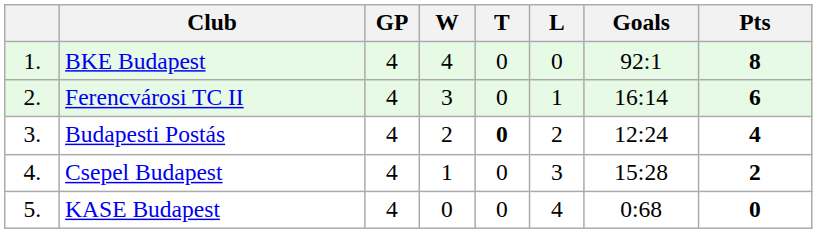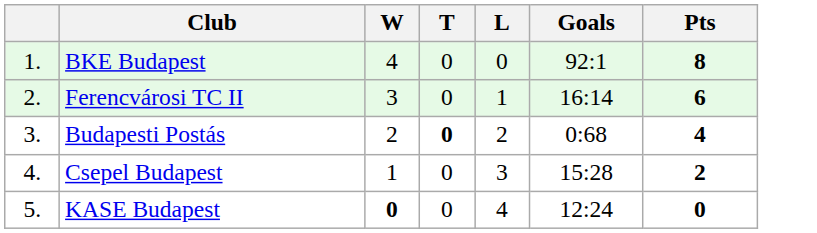- column: (392, 23)
(641, 135) 12:24 -> (586, 135) 0:68
(447, 209) normal -> (392, 209) bold
(641, 209) 0:68 -> (586, 209) 12:24
